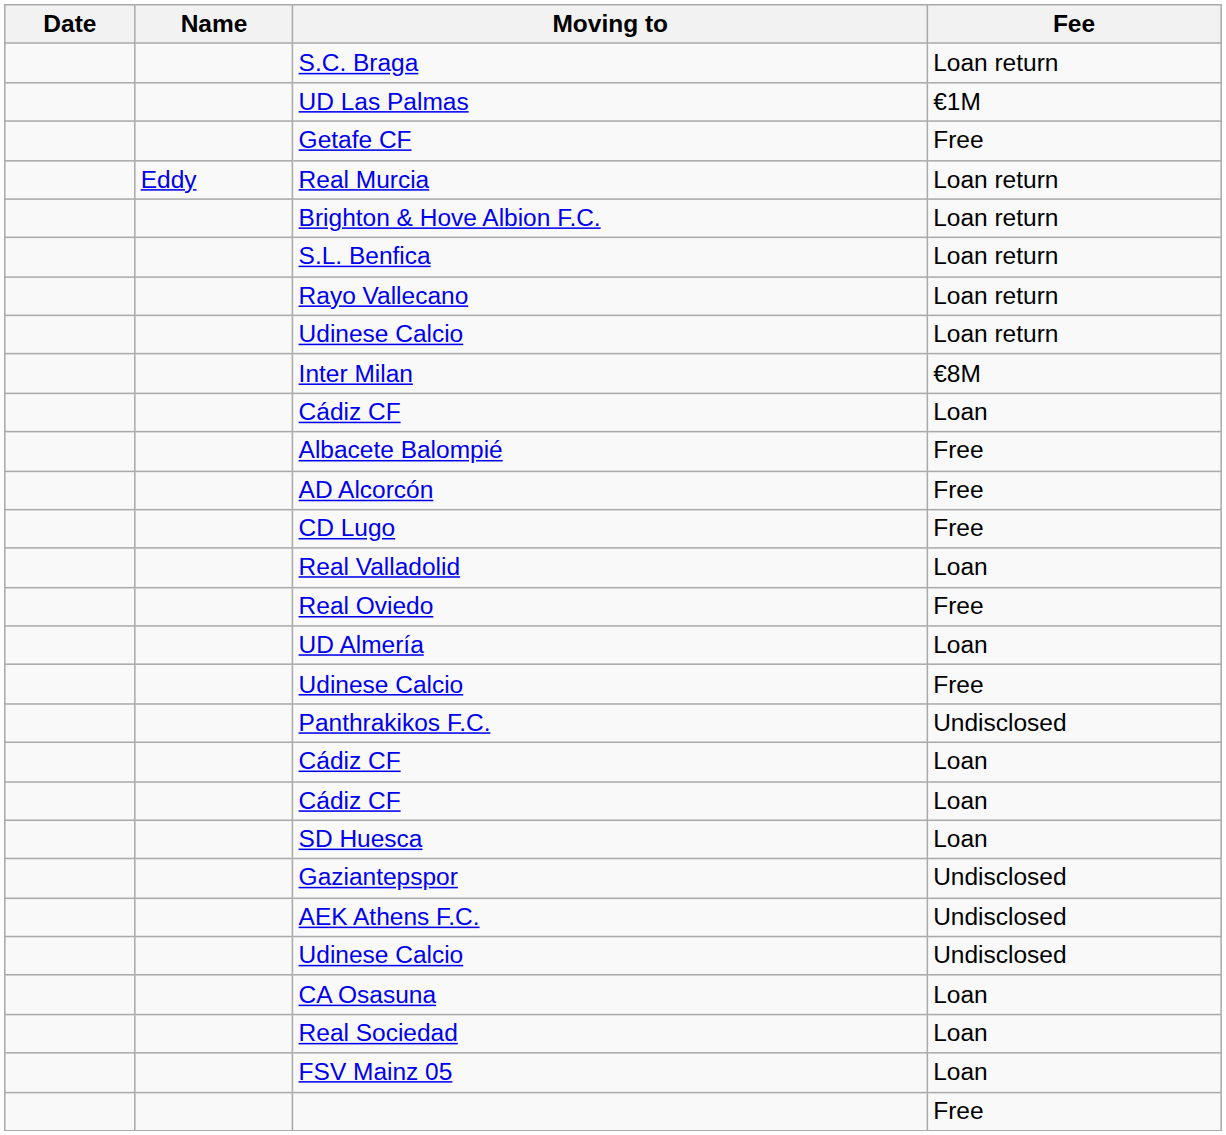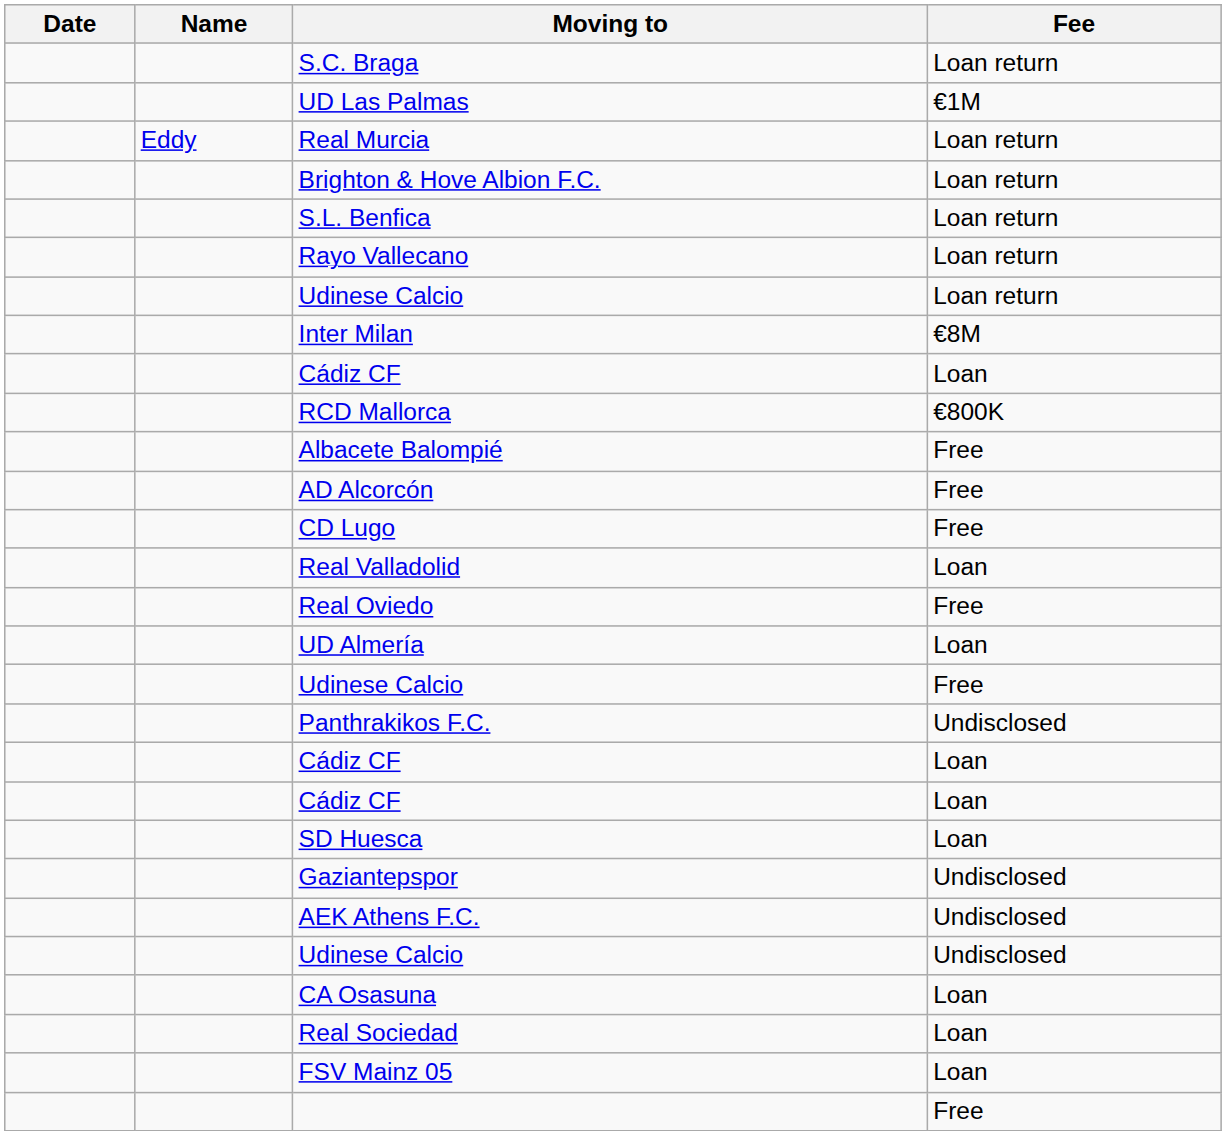- row: (355, 140)
+ row: (375, 412)
